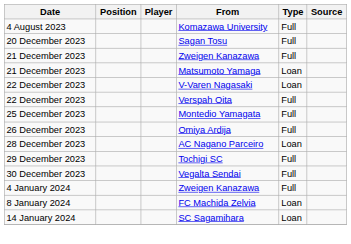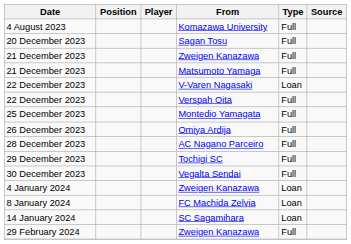(292, 71) Loan -> (289, 71) Full
(292, 144) Loan -> (289, 144) Full
(289, 188) Full -> (292, 188) Loan
+ row: (43, 232)
